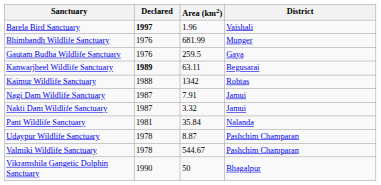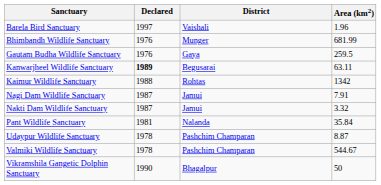columns swapped: (202, 12) <-> (300, 12)
(144, 26) bold -> (144, 26) normal
